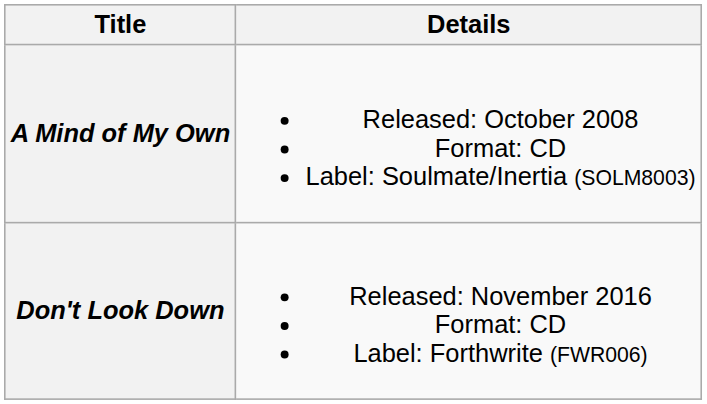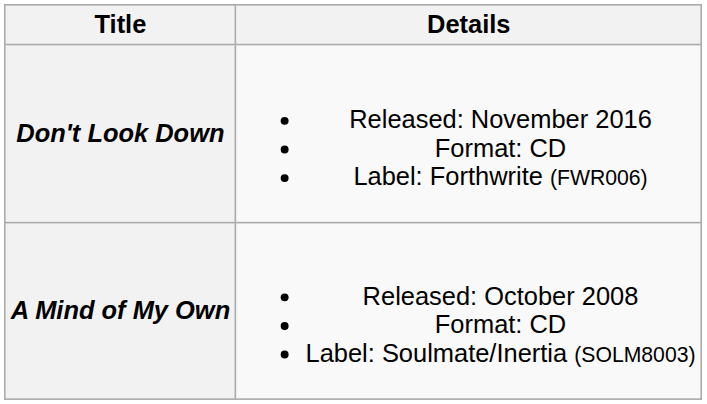rows swapped: (120, 133) <-> (120, 310)
